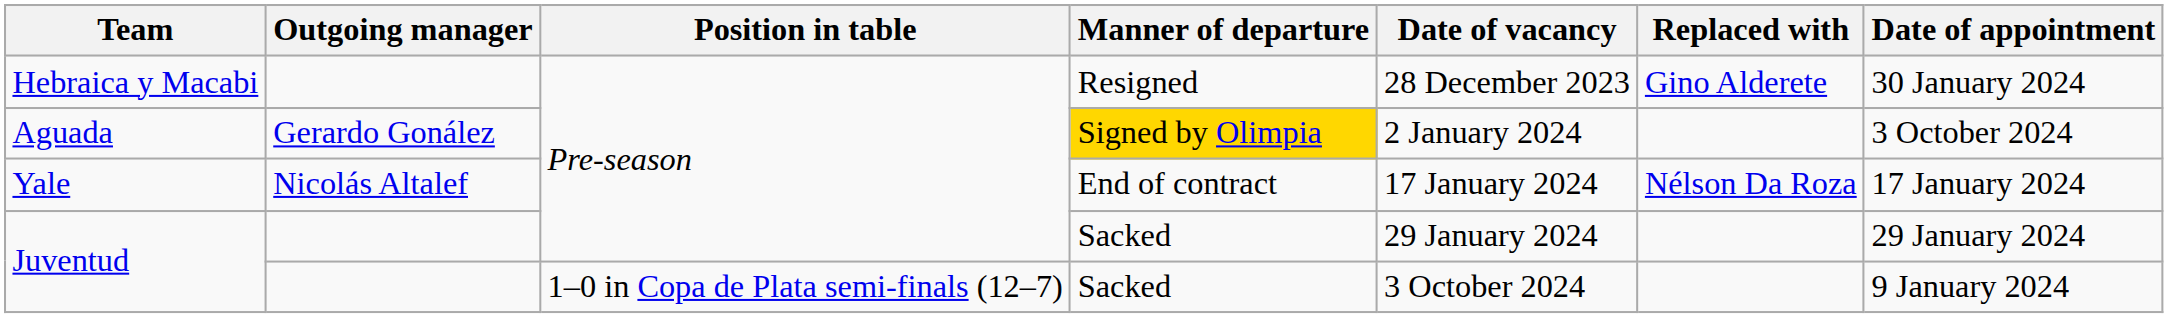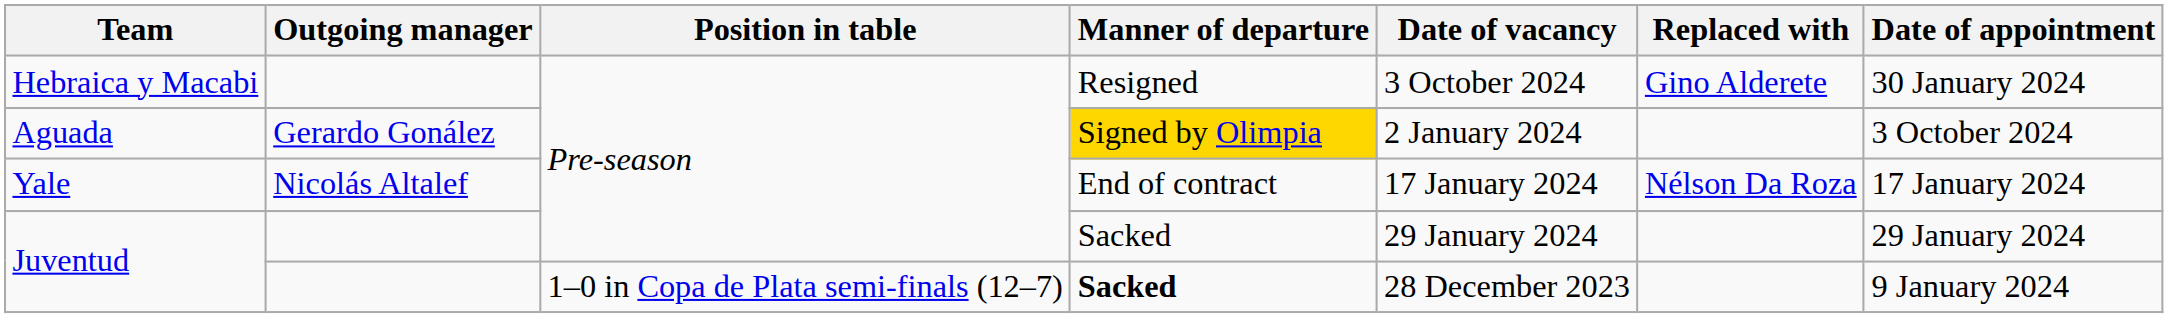(1507, 81) 28 December 2023 -> (1485, 81) 3 October 2024
(1124, 286) normal -> (1127, 286) bold
(1485, 286) 3 October 2024 -> (1507, 286) 28 December 2023
